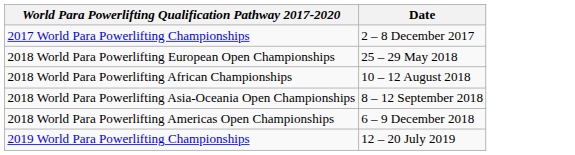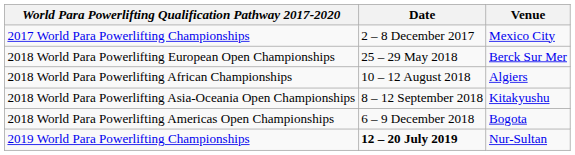+ column: (528, 14)
(408, 139) normal -> (409, 139) bold
